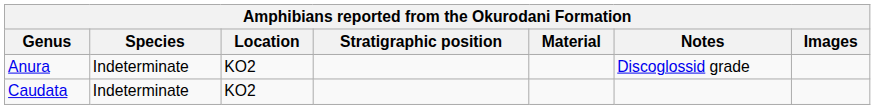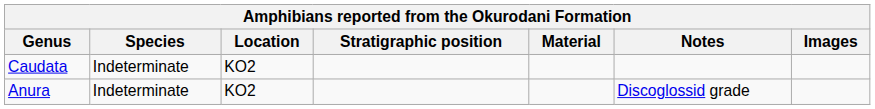rows swapped: (29, 66) <-> (38, 91)
